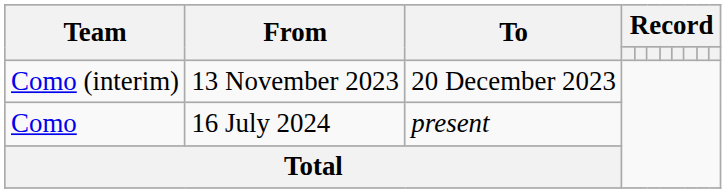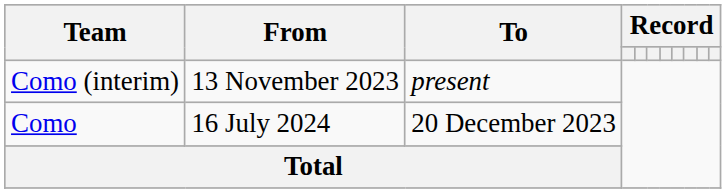(514, 80) 20 December 2023 -> (450, 80) present
(450, 123) present -> (514, 123) 20 December 2023
